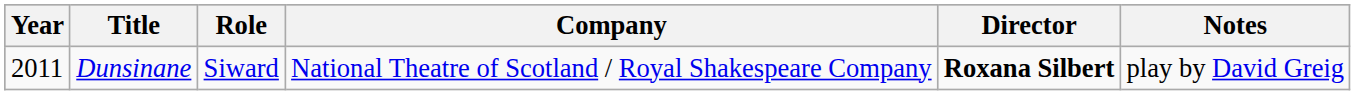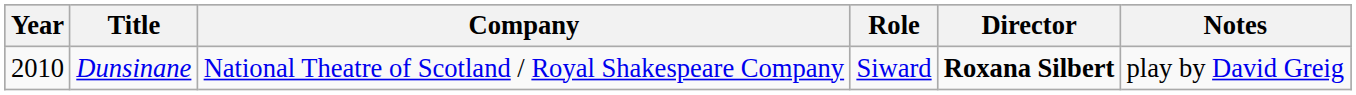columns swapped: (241, 25) <-> (611, 25)
(37, 67) 2011 -> (38, 67) 2010
